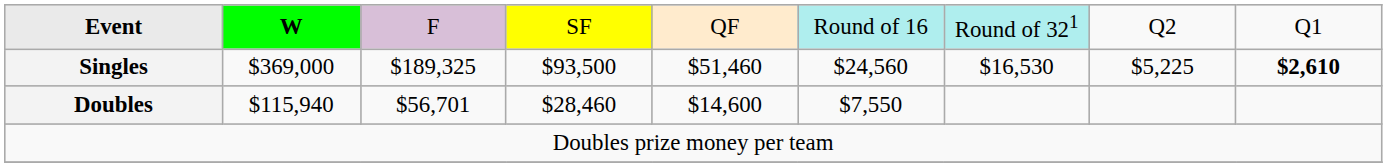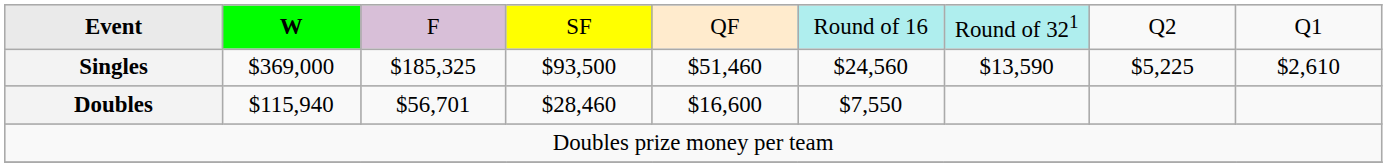(433, 67) $189,325 -> (433, 67) $185,325
(1017, 67) $16,530 -> (1017, 67) $13,590
(1308, 67) bold -> (1308, 67) normal
(725, 105) $14,600 -> (725, 105) $16,600
